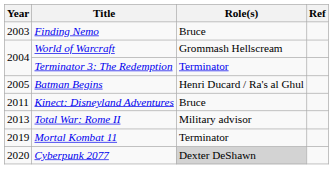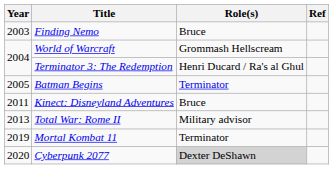(204, 66) Terminator -> (241, 66) Henri Ducard / Ra's al Ghul
(241, 84) Henri Ducard / Ra's al Ghul -> (204, 84) Terminator
